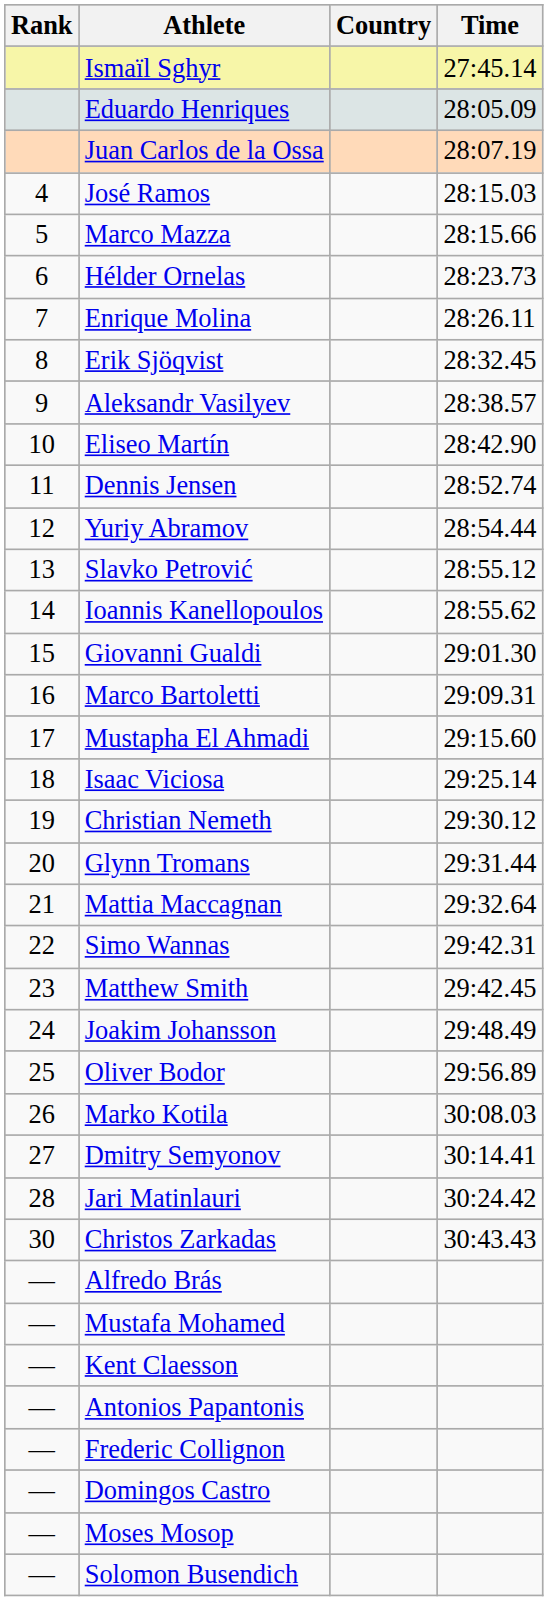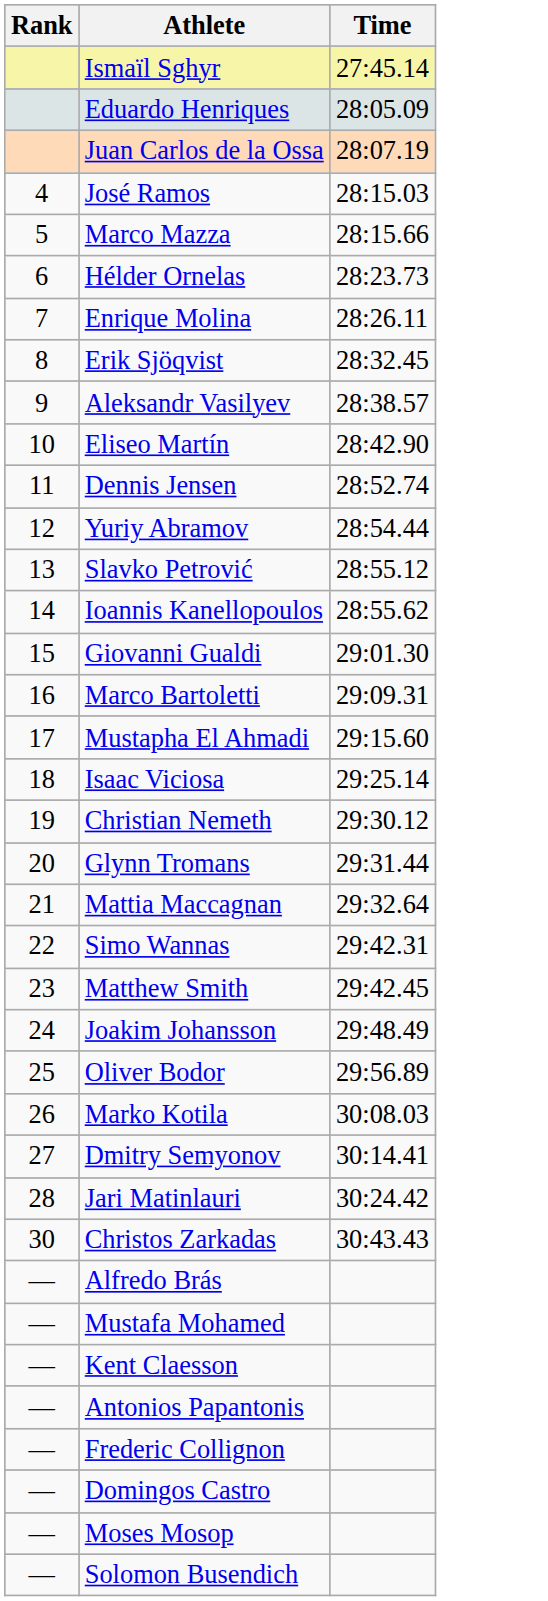- column: (384, 25)
